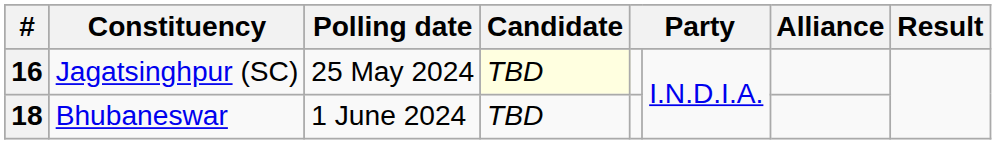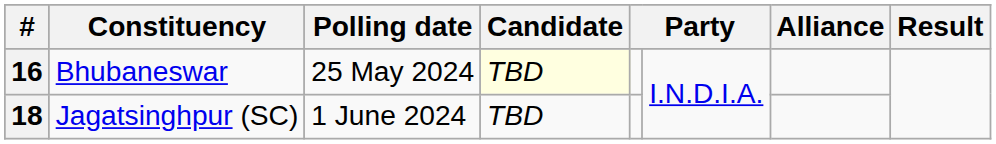(177, 71) Jagatsinghpur (SC) -> (142, 71) Bhubaneswar
(142, 116) Bhubaneswar -> (177, 116) Jagatsinghpur (SC)
